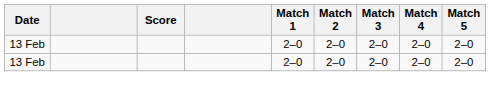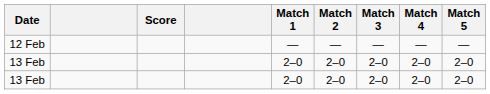+ row: (27, 44)
